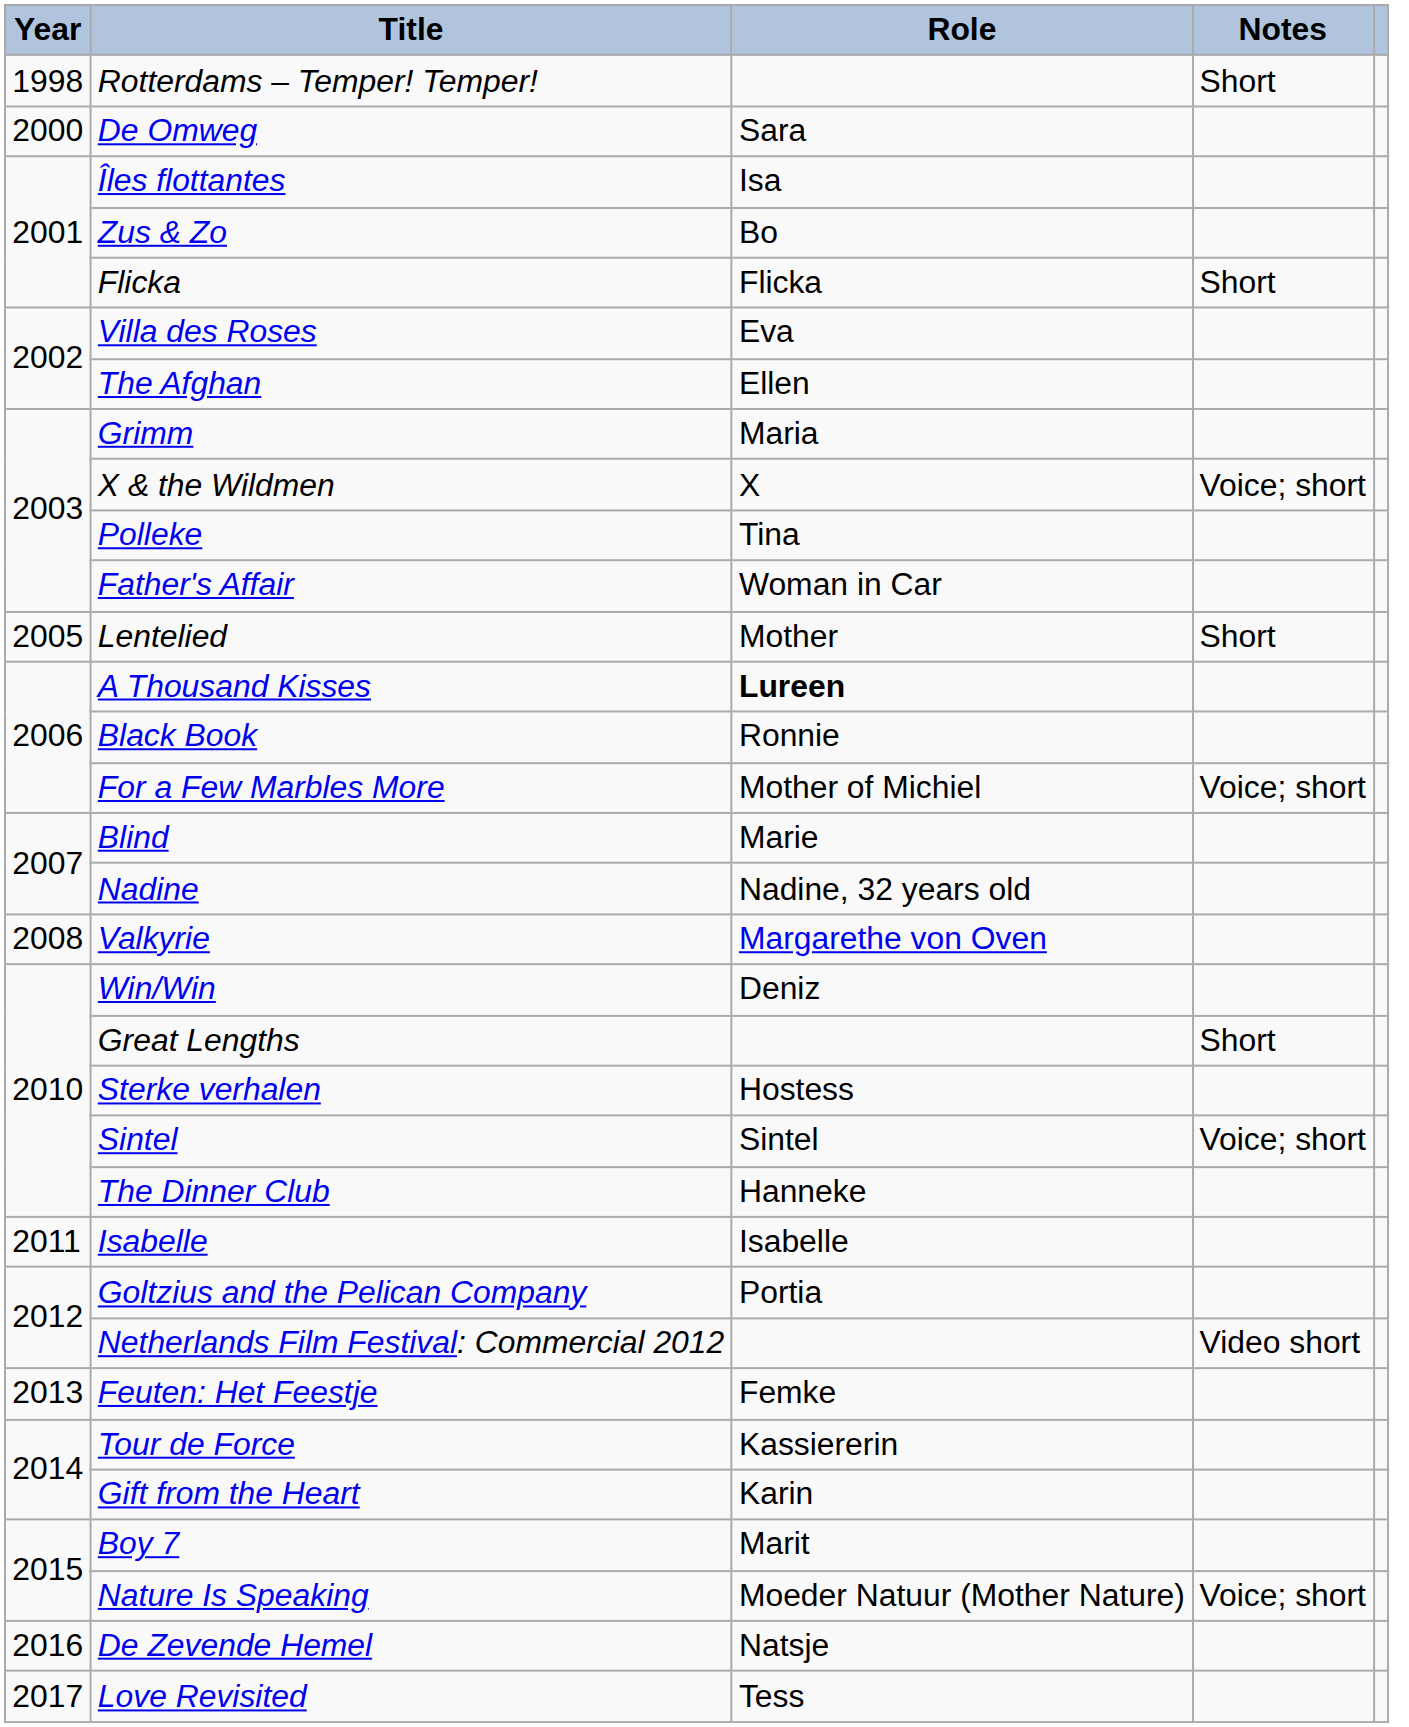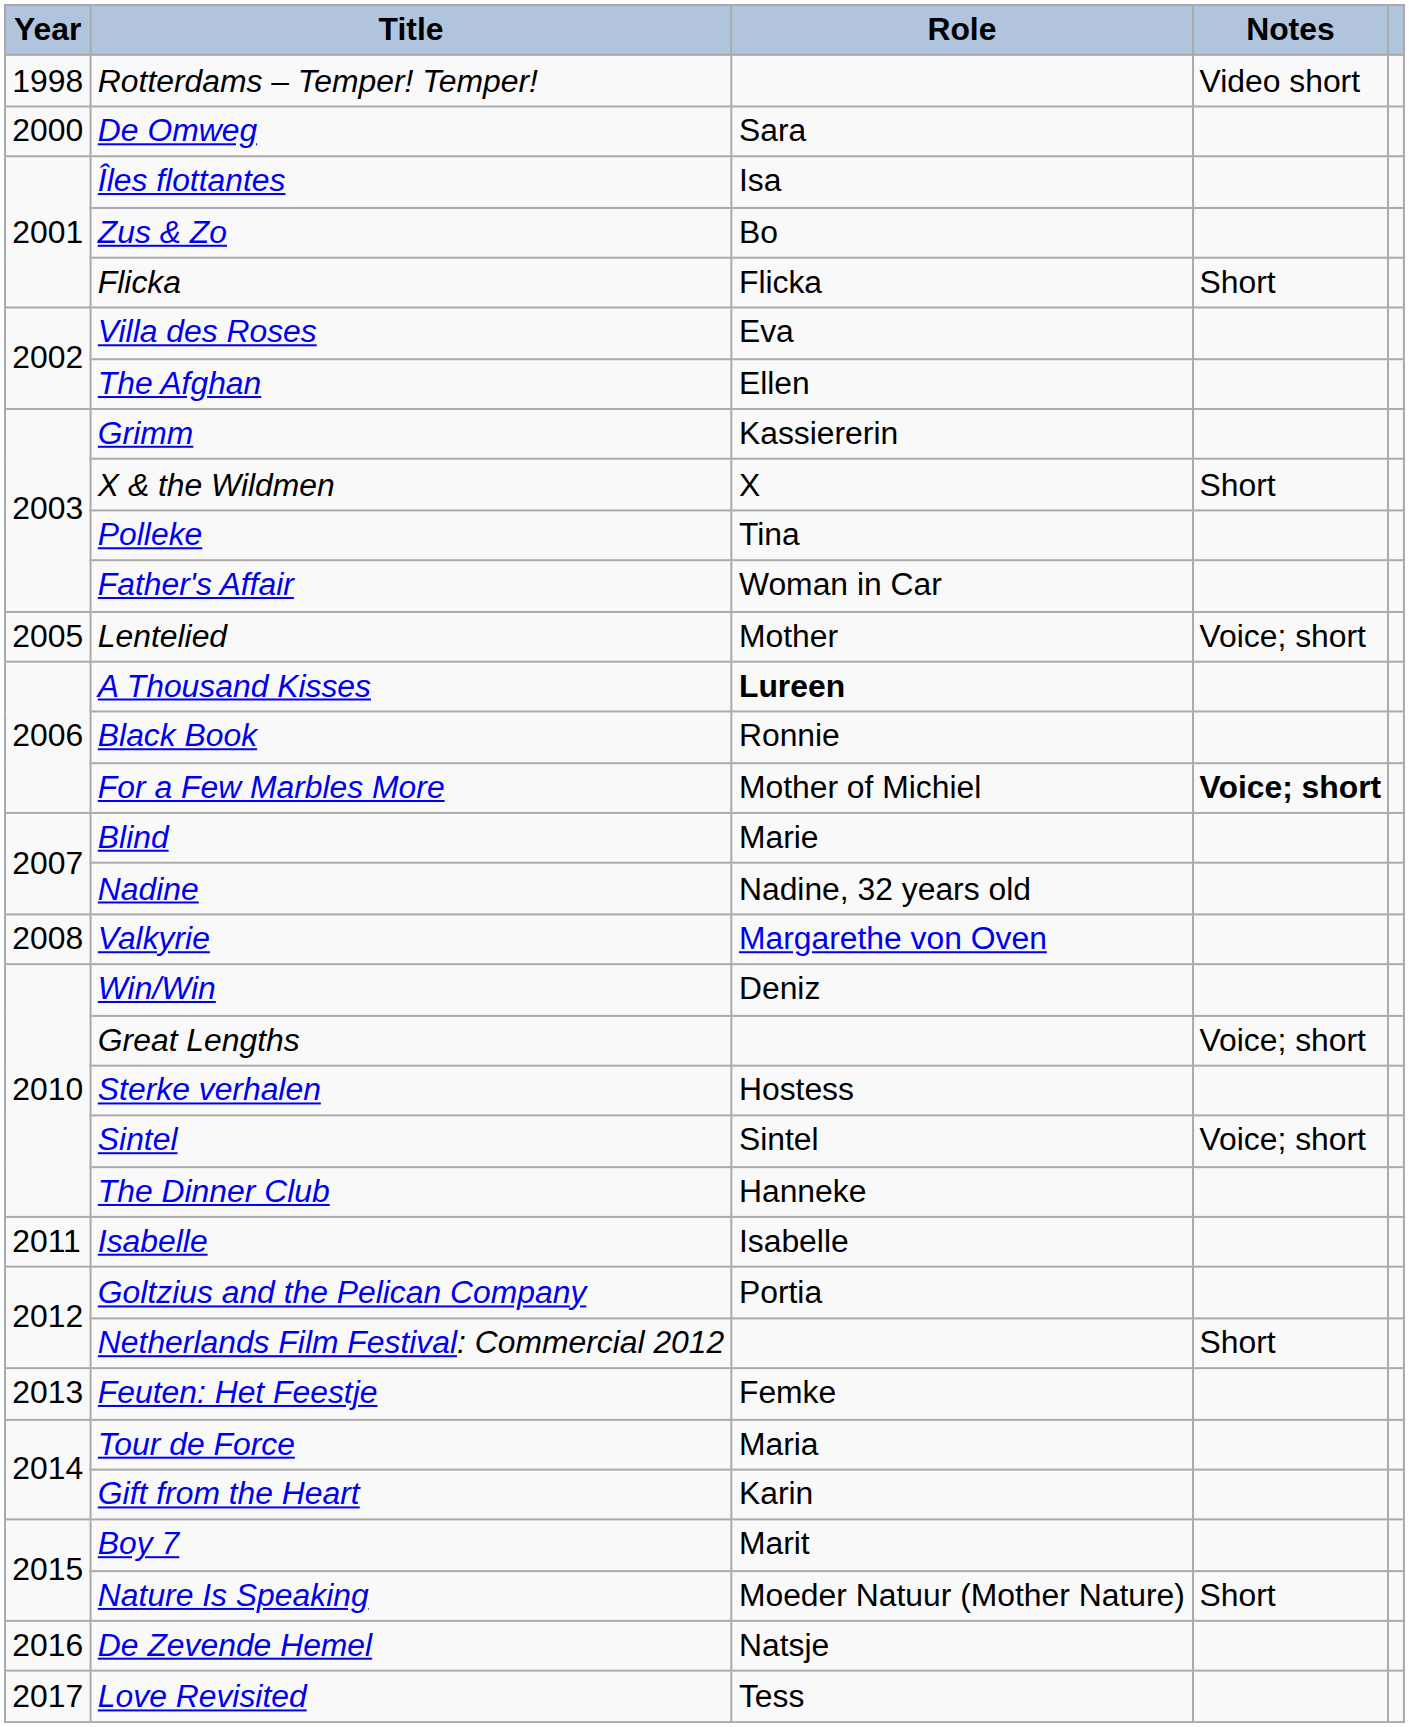(1238, 80) Short -> (1280, 80) Video short
(779, 433) Maria -> (819, 433) Kassiererin
(1283, 484) Voice; short -> (1238, 484) Short
(1238, 635) Short -> (1283, 635) Voice; short
(1283, 787) normal -> (1290, 787) bold
(1238, 1039) Short -> (1283, 1039) Voice; short
(1280, 1342) Video short -> (1238, 1342) Short
(819, 1443) Kassiererin -> (779, 1443) Maria
(1283, 1595) Voice; short -> (1238, 1595) Short
